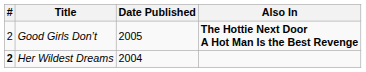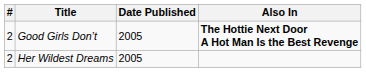(10, 59) bold -> (10, 59) normal
(130, 59) 2004 -> (130, 59) 2005
